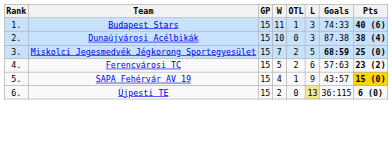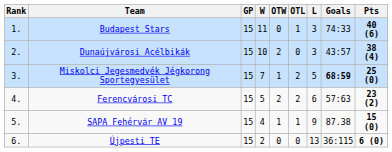+ column: (279, 11)
(336, 38) 87.38 -> (338, 53) 43:57
(336, 79) 43:57 -> (338, 122) 87.38
(371, 79) gold background -> (371, 122) no background
(312, 92) khaki background -> (314, 140) no background
